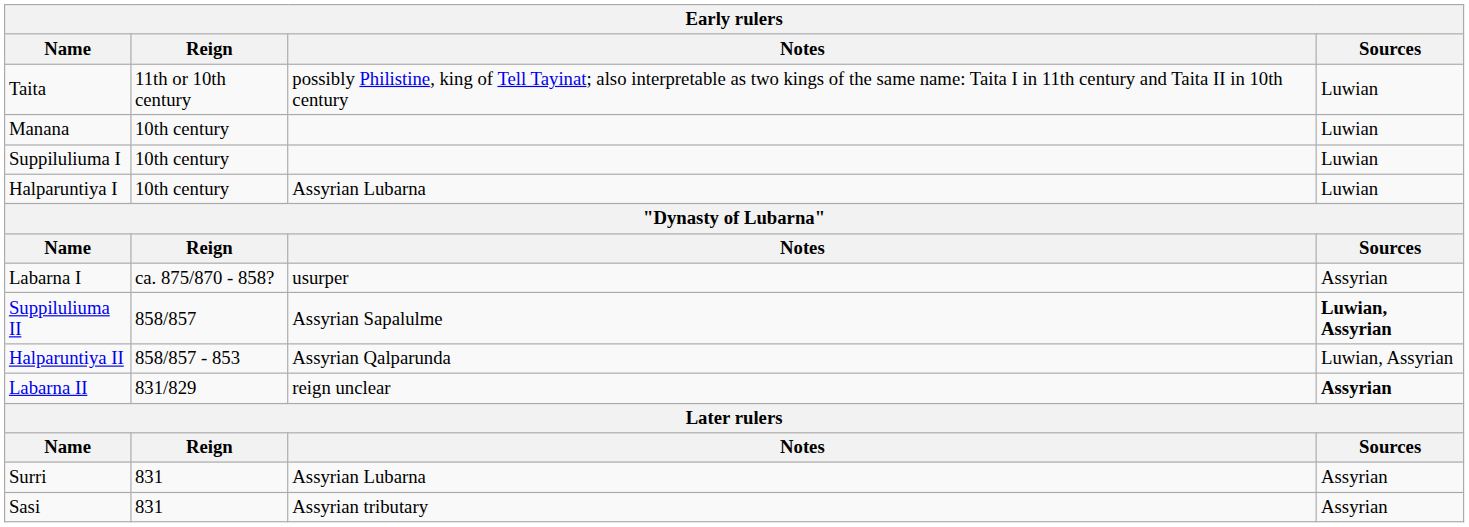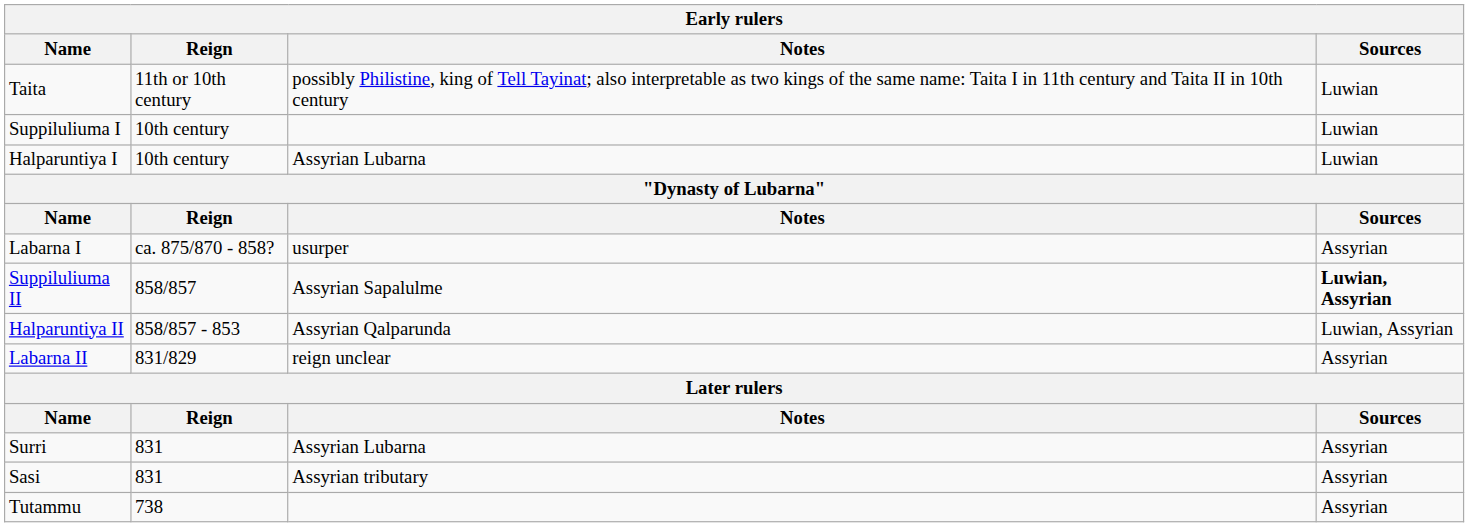- row: (39, 129)
(1356, 388) bold -> (1354, 358) normal
+ row: (45, 506)
